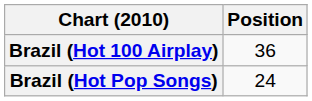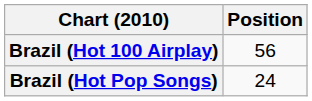(265, 50) 36 -> (265, 50) 56
